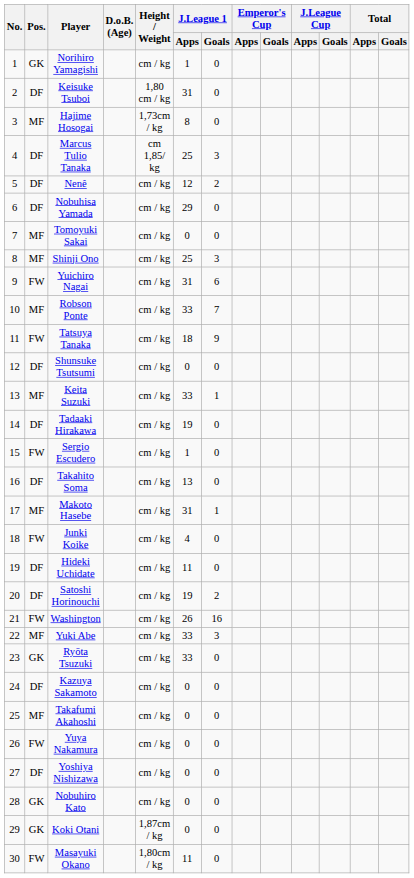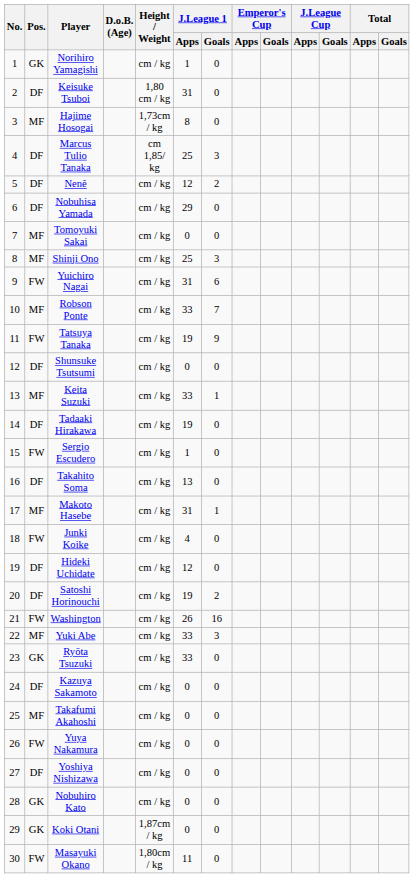(187, 338) 18 -> (187, 338) 19
(187, 567) 11 -> (187, 567) 12
